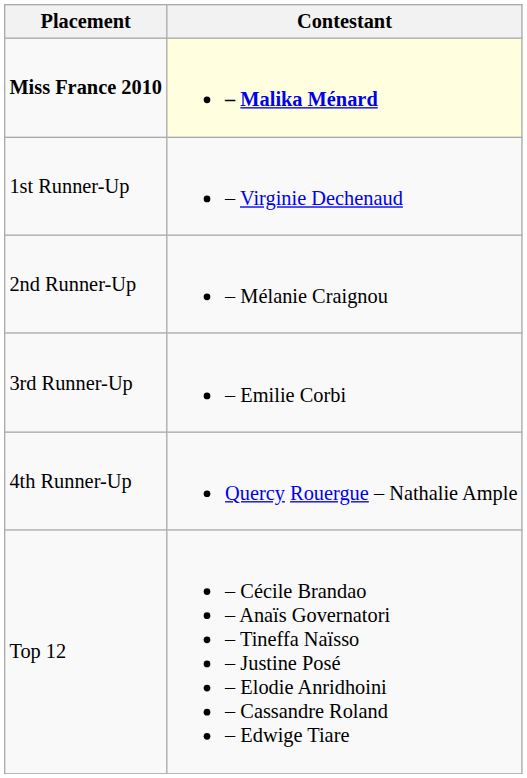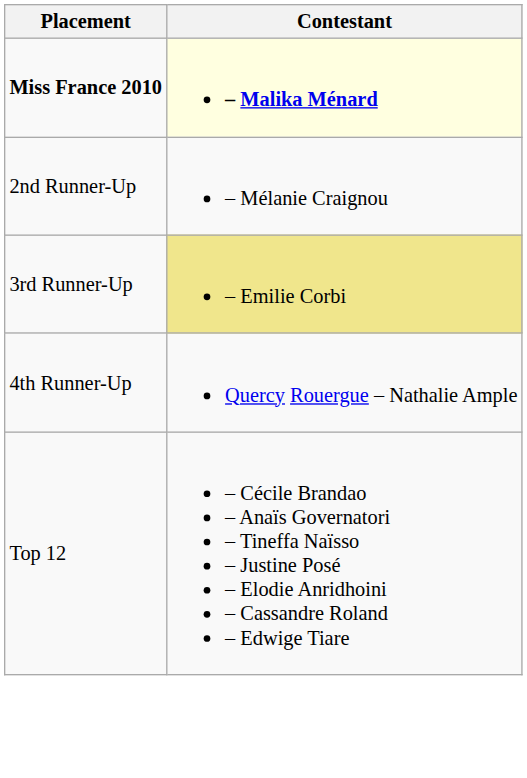- row: (69, 185)
(344, 395) no background -> (344, 297) khaki background
